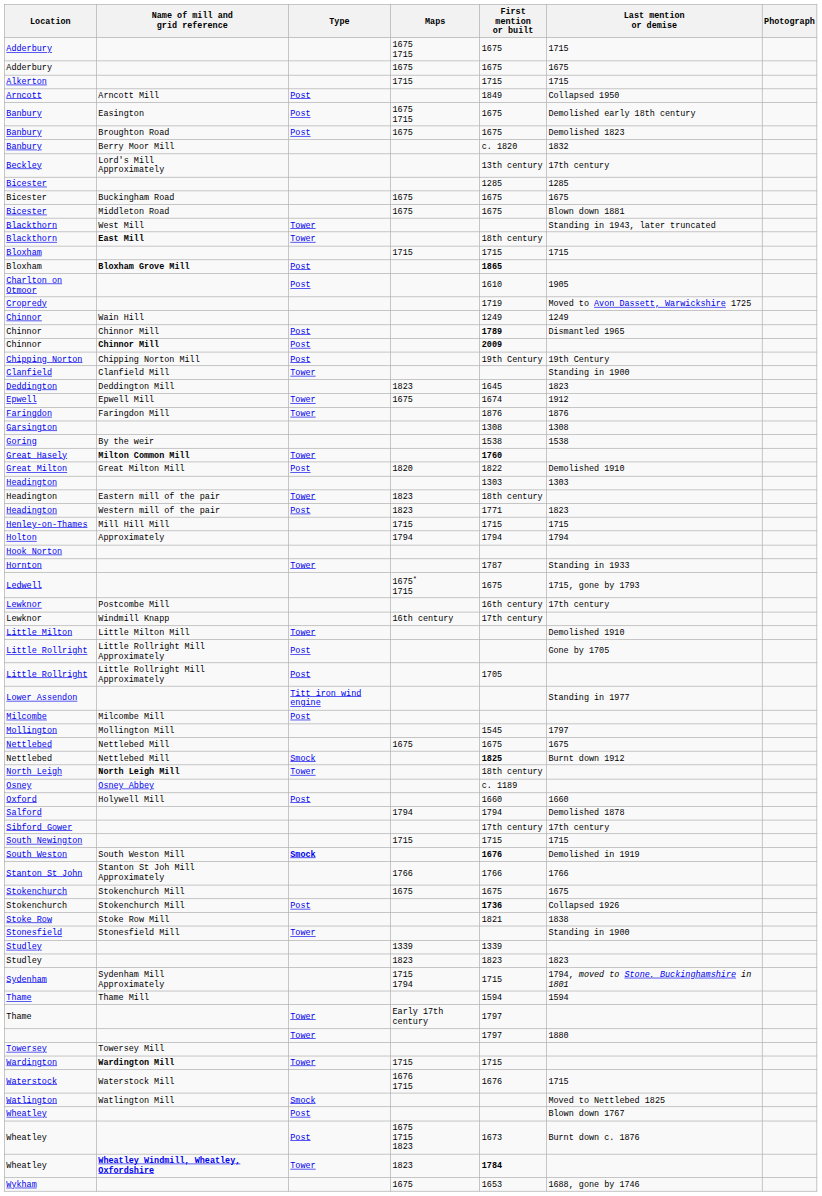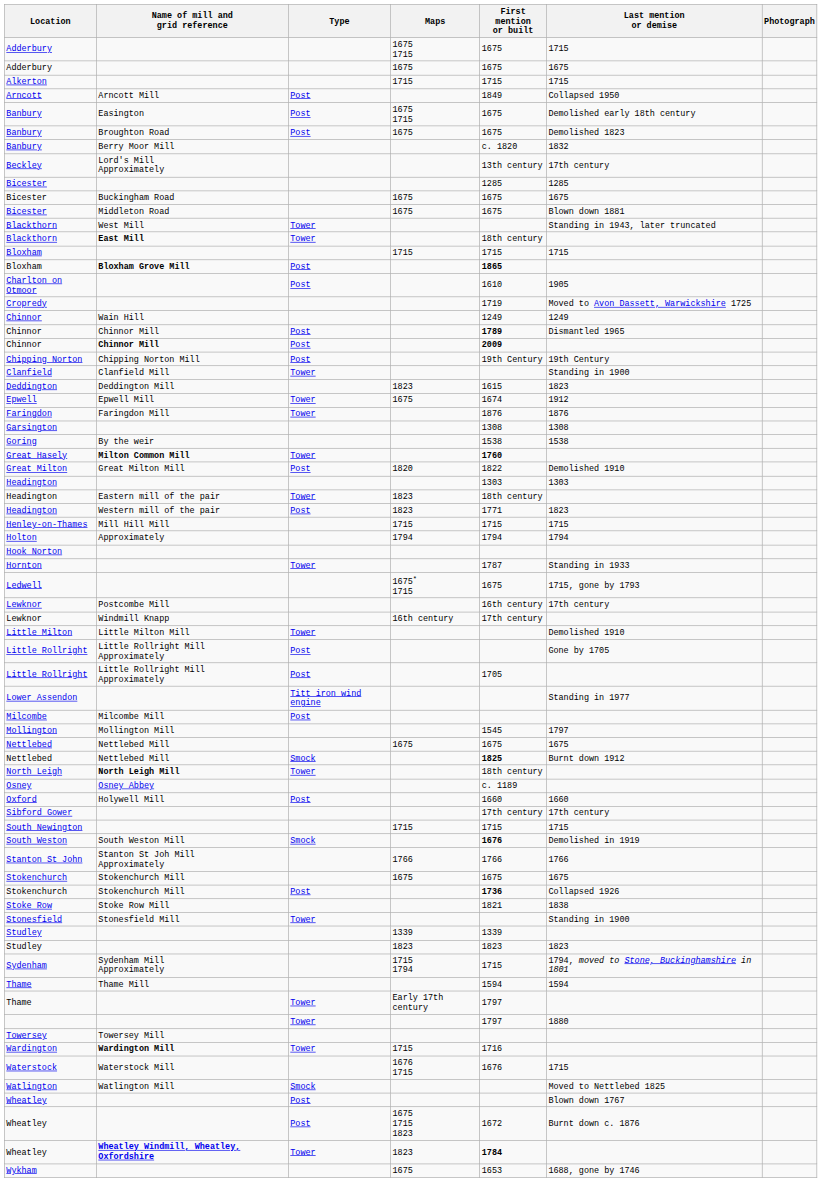(492, 386) 1645 -> (492, 386) 1615
- row: (24, 813)
(303, 855) bold -> (303, 841) normal
(492, 1063) 1715 -> (492, 1049) 1716
(492, 1137) 1673 -> (492, 1124) 1672
